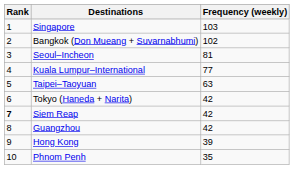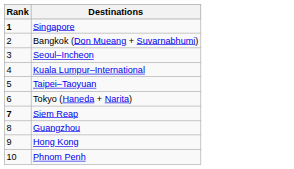- column: (245, 12)
(9, 26) normal -> (9, 26) bold
